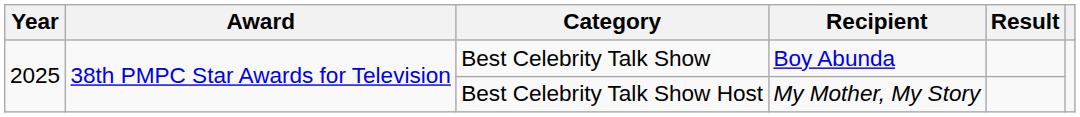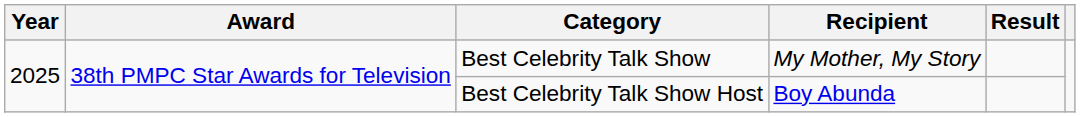(834, 58) Boy Abunda -> (877, 58) My Mother, My Story
(877, 93) My Mother, My Story -> (834, 93) Boy Abunda
